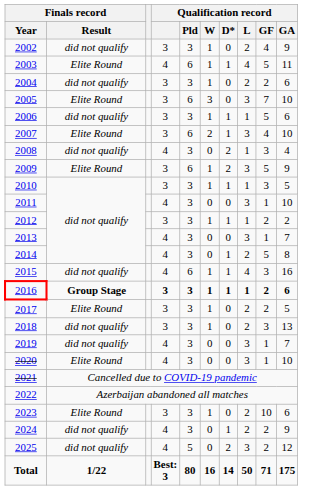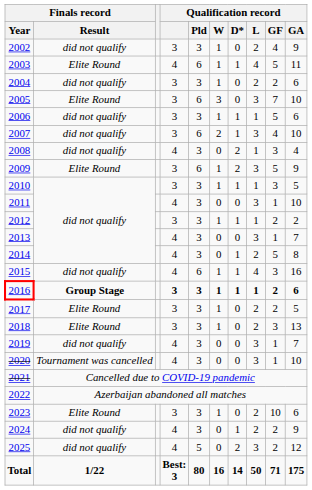(96, 133) Elite Round -> (94, 133) did not qualify
(96, 326) did not qualify -> (94, 326) Elite Round
(96, 360) Elite Round -> (94, 360) Tournament was cancelled
